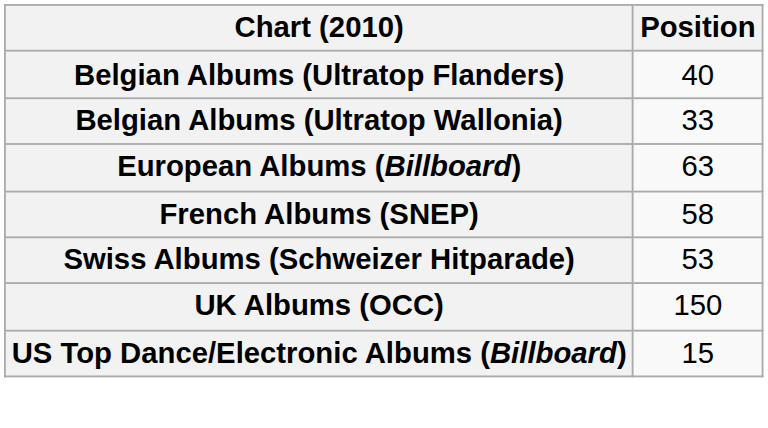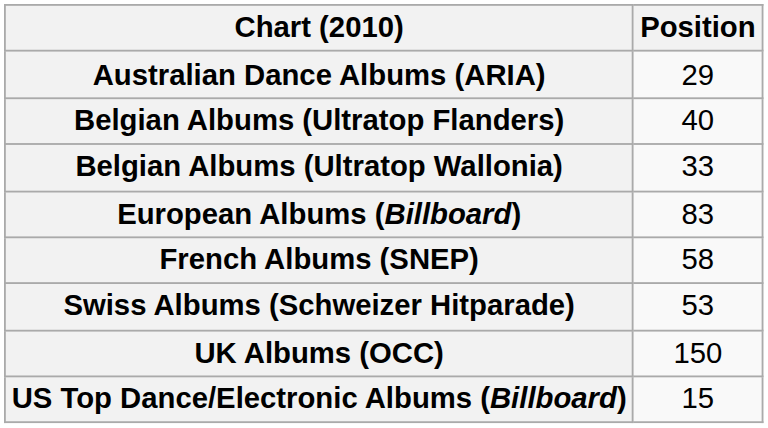+ row: (319, 74)
(698, 167) 63 -> (698, 213) 83
